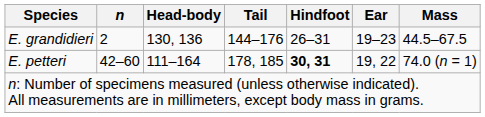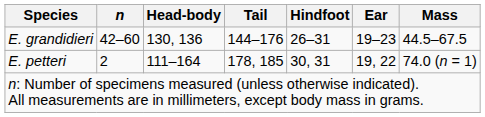(104, 38) 2 -> (120, 38) 42–60
(120, 61) 42–60 -> (104, 61) 2
(310, 61) bold -> (310, 61) normal
